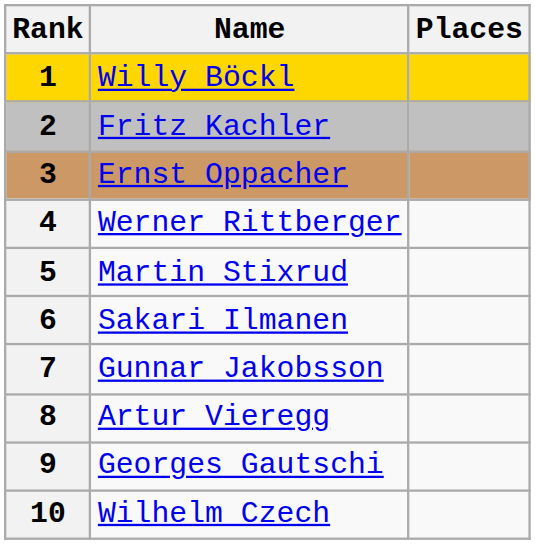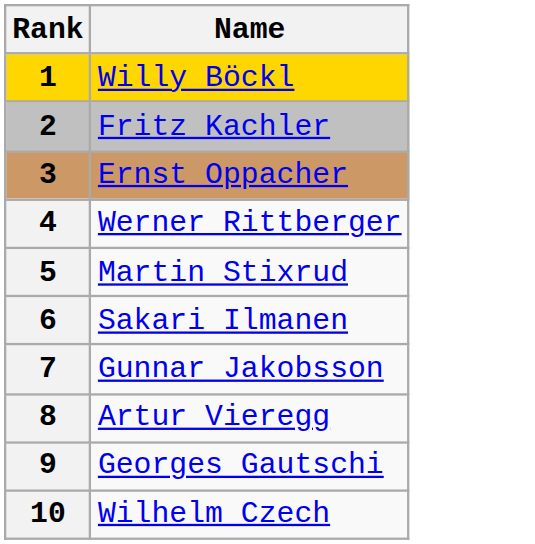- column: (469, 29)
